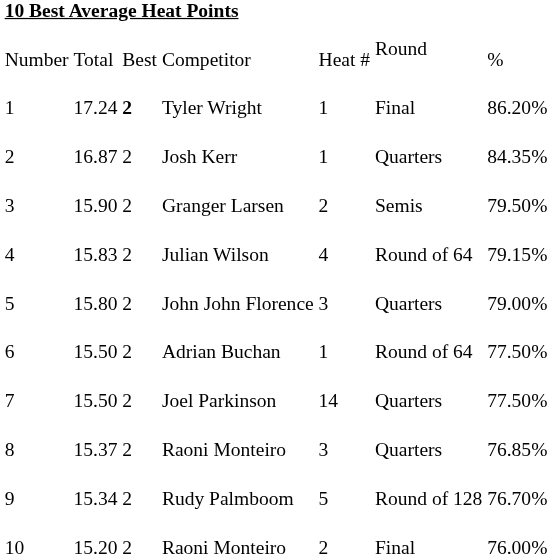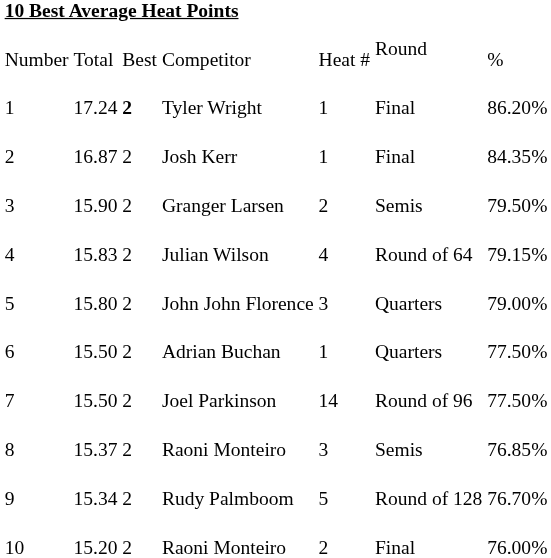(409, 156) Quarters -> (395, 156) Final
(424, 352) Round of 64 -> (409, 352) Quarters
(409, 400) Quarters -> (424, 400) Round of 96
(409, 449) Quarters -> (399, 449) Semis
